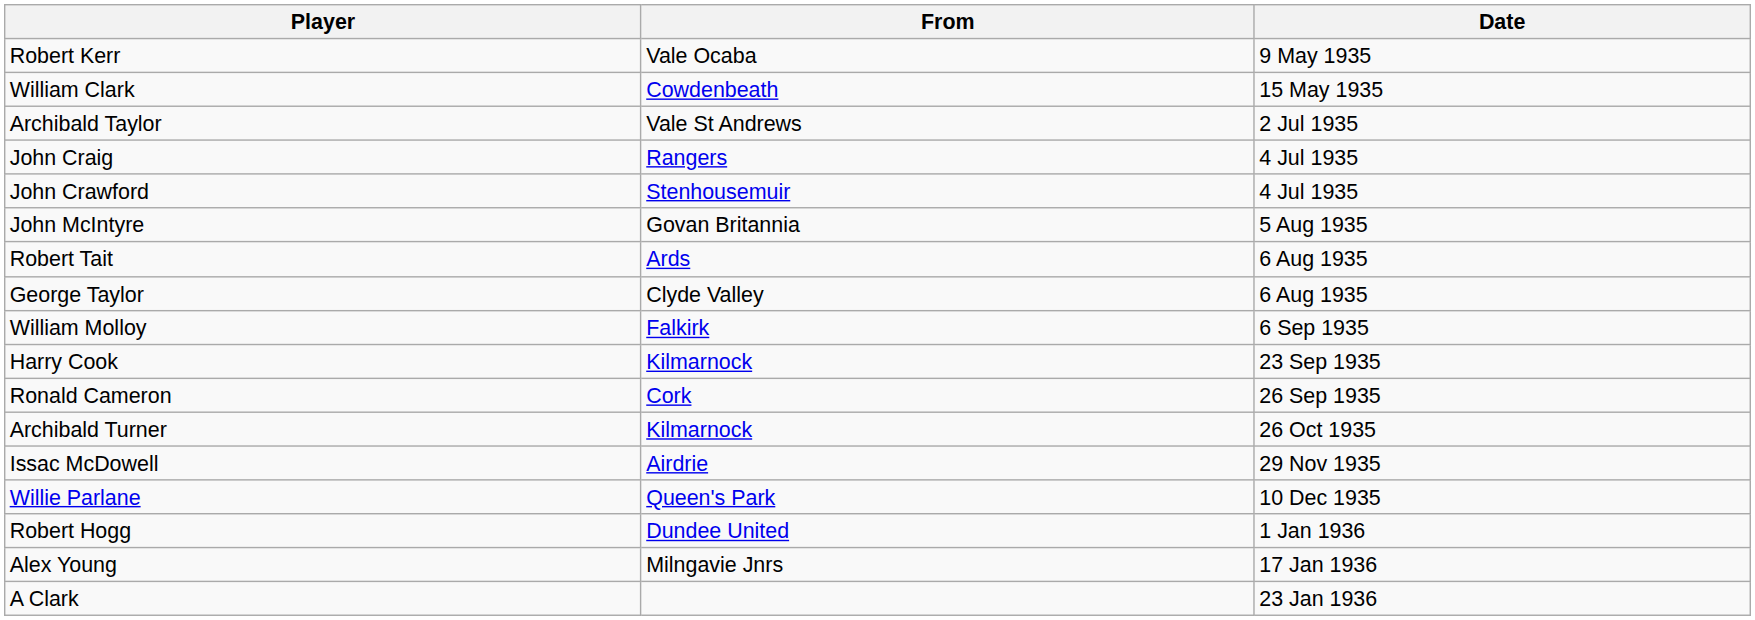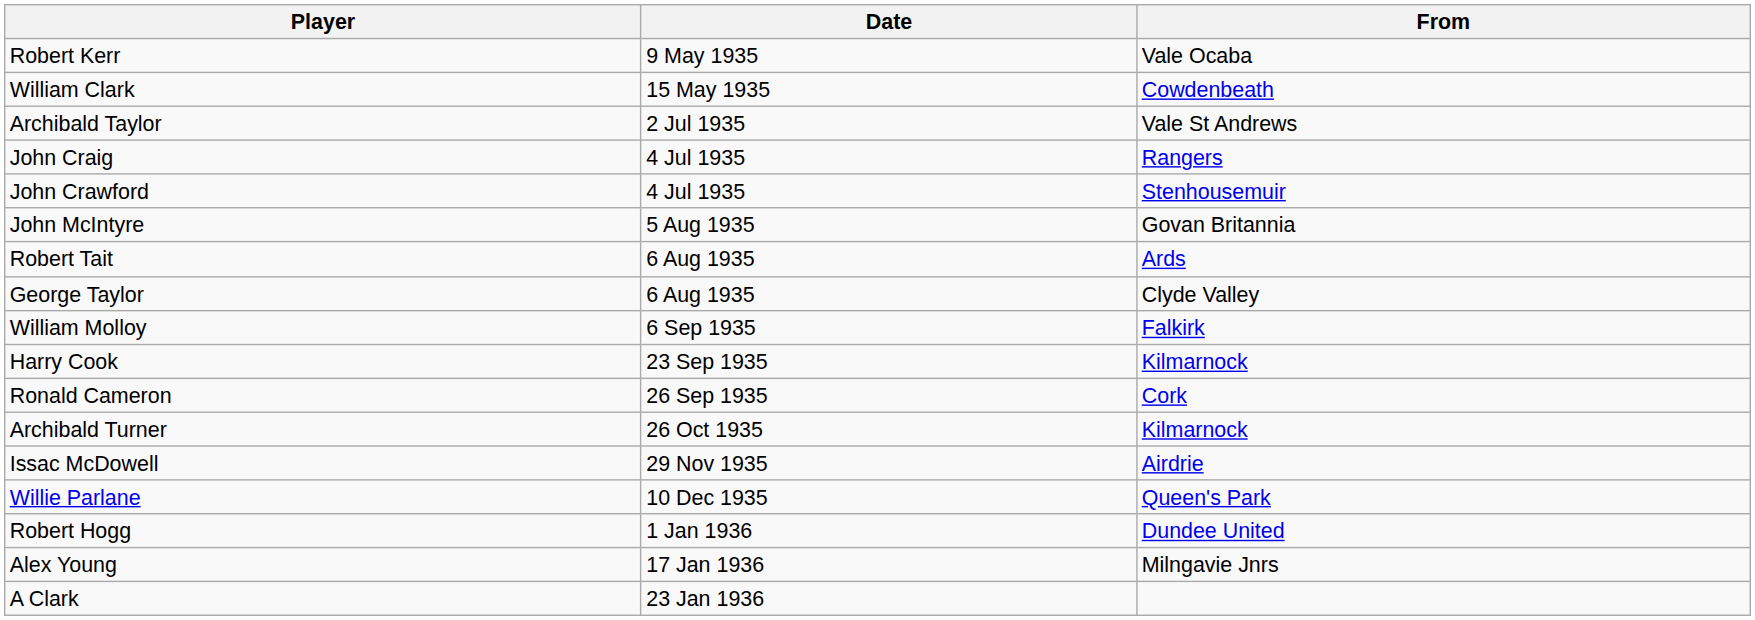columns swapped: (948, 22) <-> (1502, 22)
